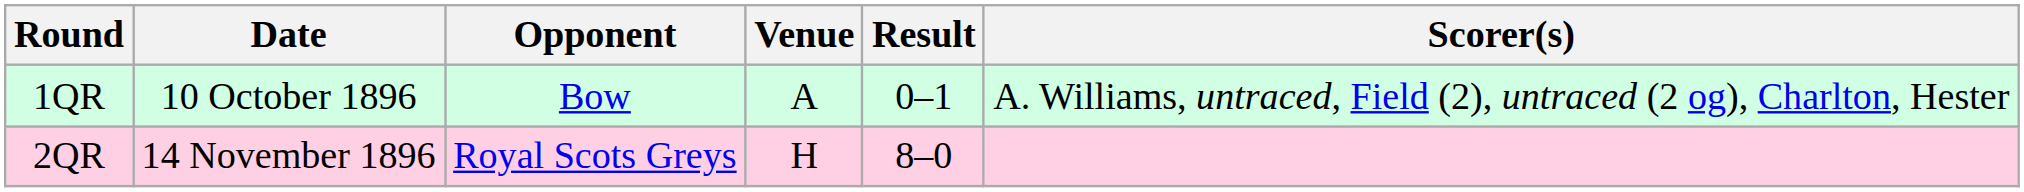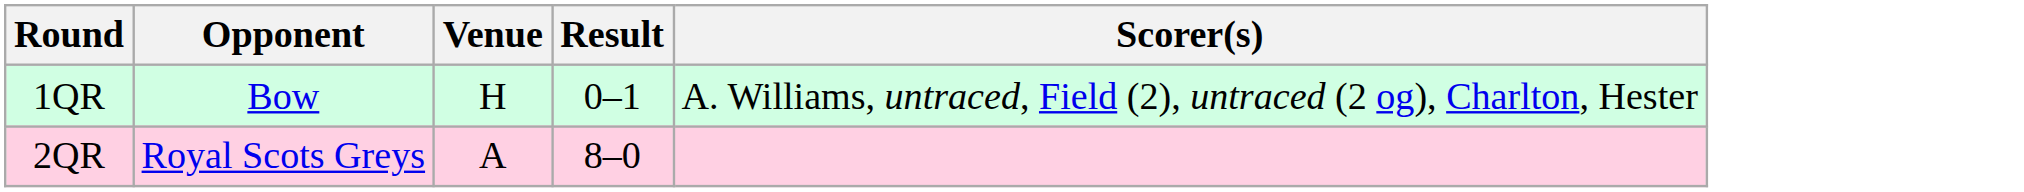- column: (289, 34)
(804, 95) A -> (493, 95) H
(804, 155) H -> (493, 155) A
